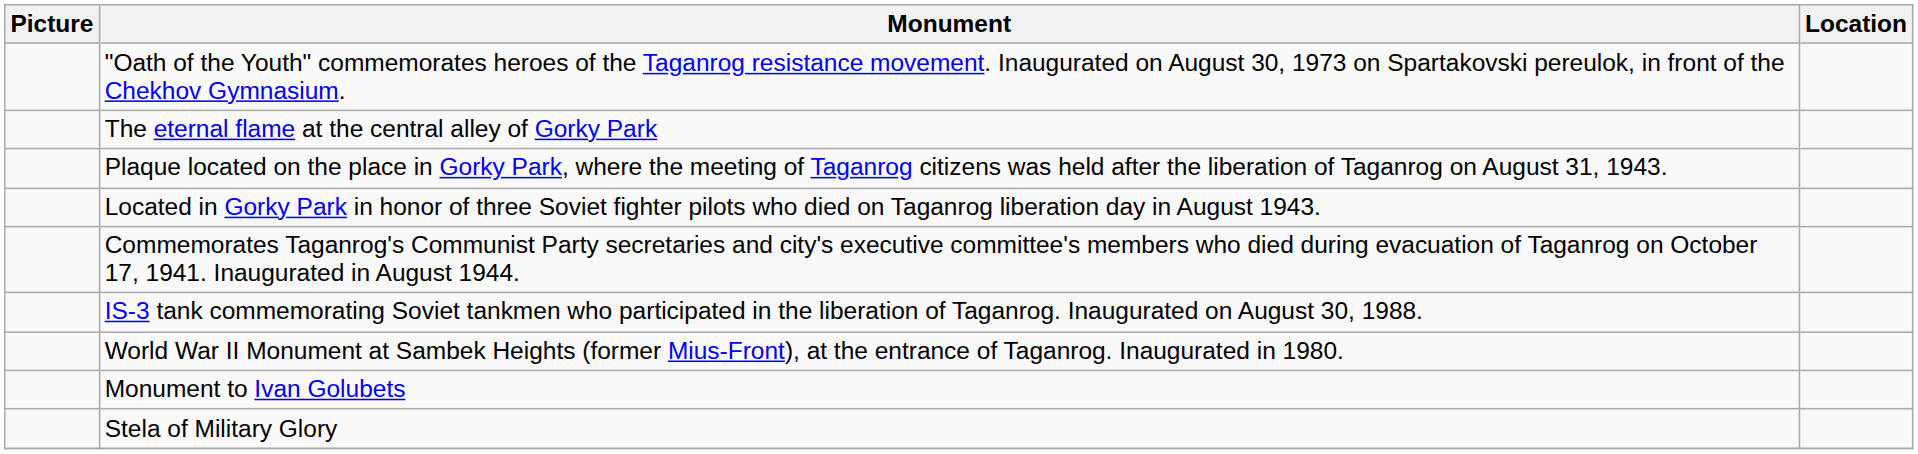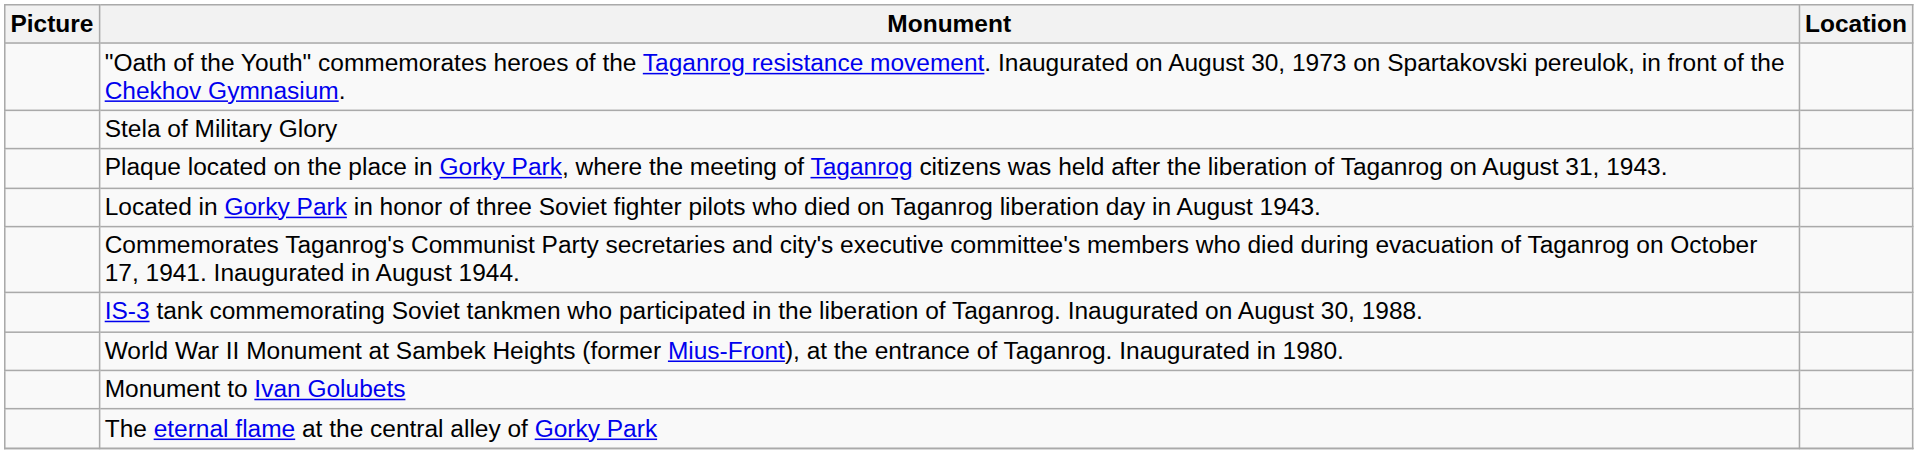rows swapped: (381, 129) <-> (221, 428)
